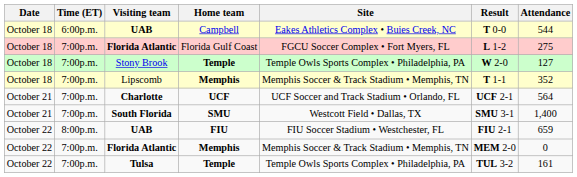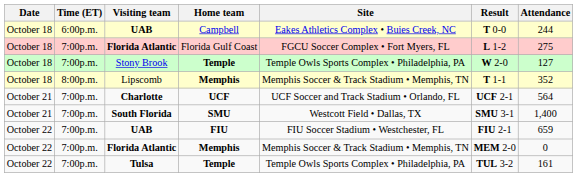(545, 29) 544 -> (545, 29) 244
(80, 80) 7:00p.m. -> (80, 80) 8:00p.m.
(80, 130) 8:00p.m. -> (80, 130) 7:00p.m.
